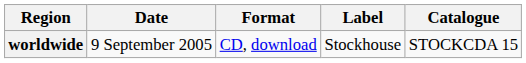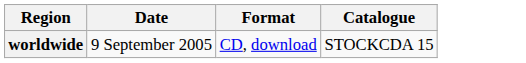- column: (363, 17)
